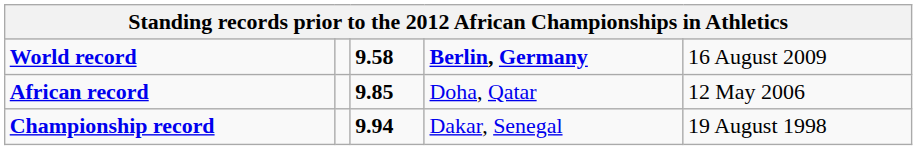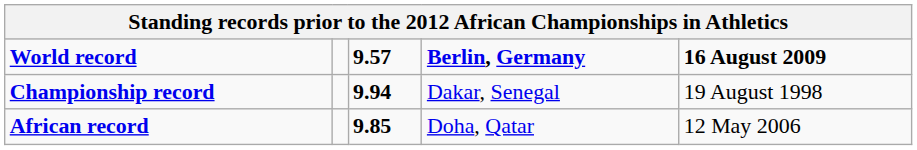(374, 56) 9.58 -> (372, 56) 9.57
(757, 56) normal -> (755, 56) bold
rows swapped: (79, 91) <-> (112, 126)
